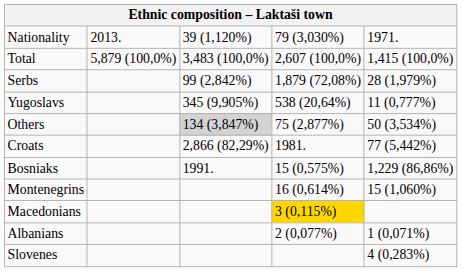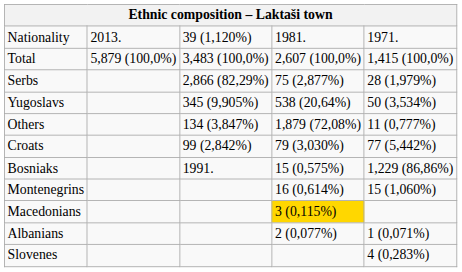(309, 37) 79 (3,030%) -> (291, 37) 1981.
(217, 80) 99 (2,842%) -> (226, 80) 2,866 (82,29%)
(318, 80) 1,879 (72,08%) -> (309, 80) 75 (2,877%)
(402, 102) 11 (0,777%) -> (402, 102) 50 (3,534%)
(221, 124) lightgrey background -> (221, 124) no background
(309, 124) 75 (2,877%) -> (318, 124) 1,879 (72,08%)
(402, 124) 50 (3,534%) -> (402, 124) 11 (0,777%)
(226, 146) 2,866 (82,29%) -> (217, 146) 99 (2,842%)
(291, 146) 1981. -> (309, 146) 79 (3,030%)
